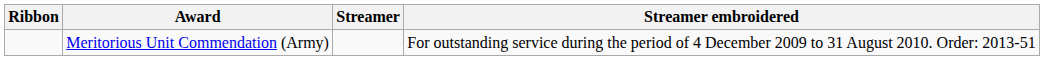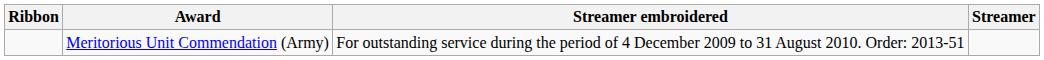columns swapped: (368, 17) <-> (721, 17)
